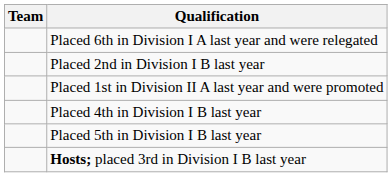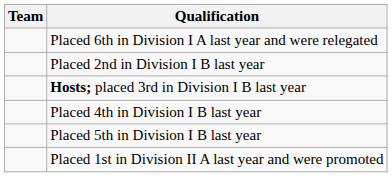rows swapped: (178, 159) <-> (217, 87)
